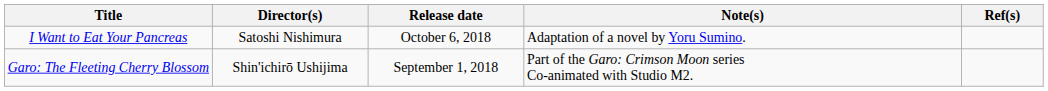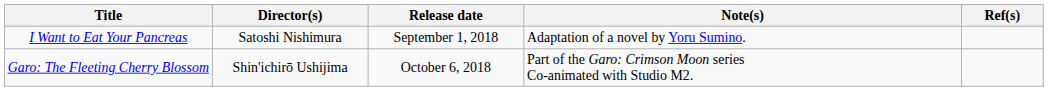(446, 37) October 6, 2018 -> (446, 37) September 1, 2018
(446, 67) September 1, 2018 -> (446, 67) October 6, 2018
